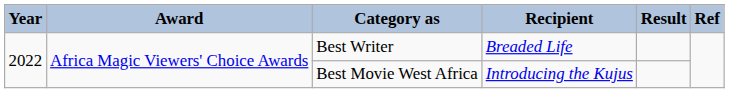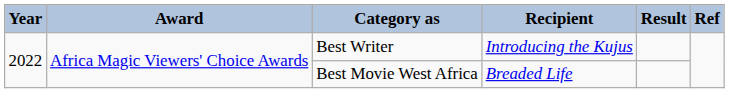(529, 46) Breaded Life -> (559, 46) Introducing the Kujus
(559, 74) Introducing the Kujus -> (529, 74) Breaded Life
